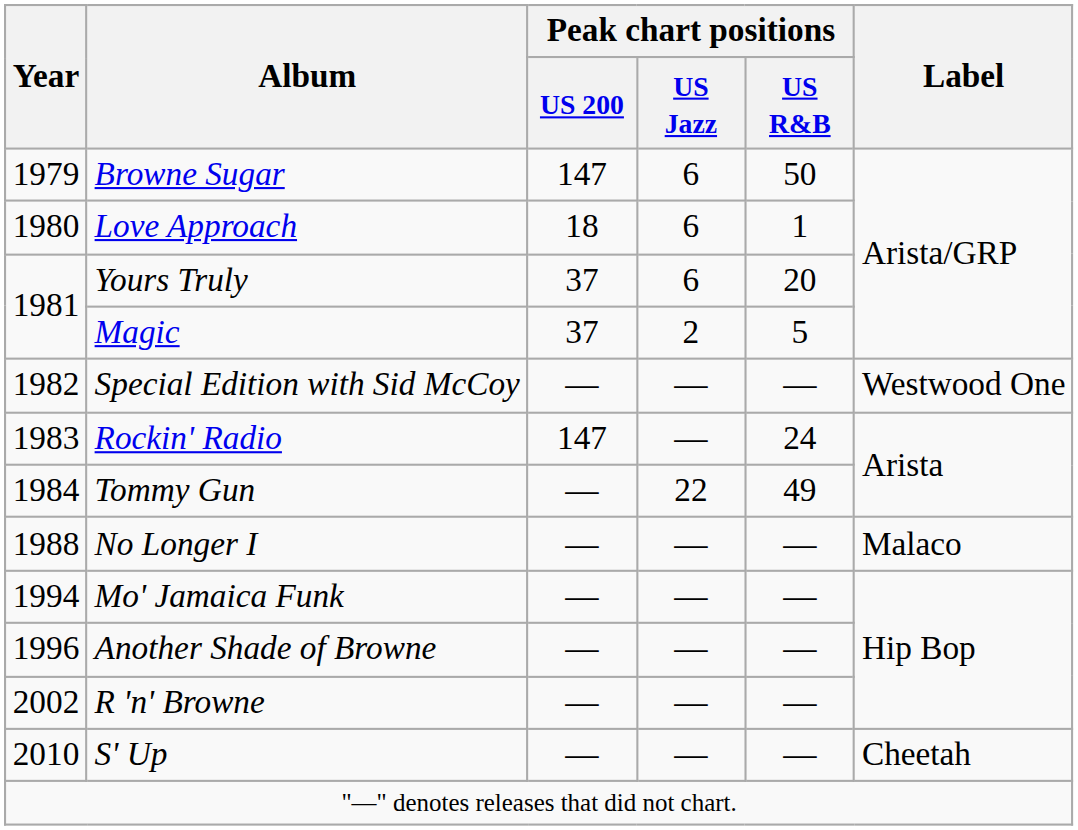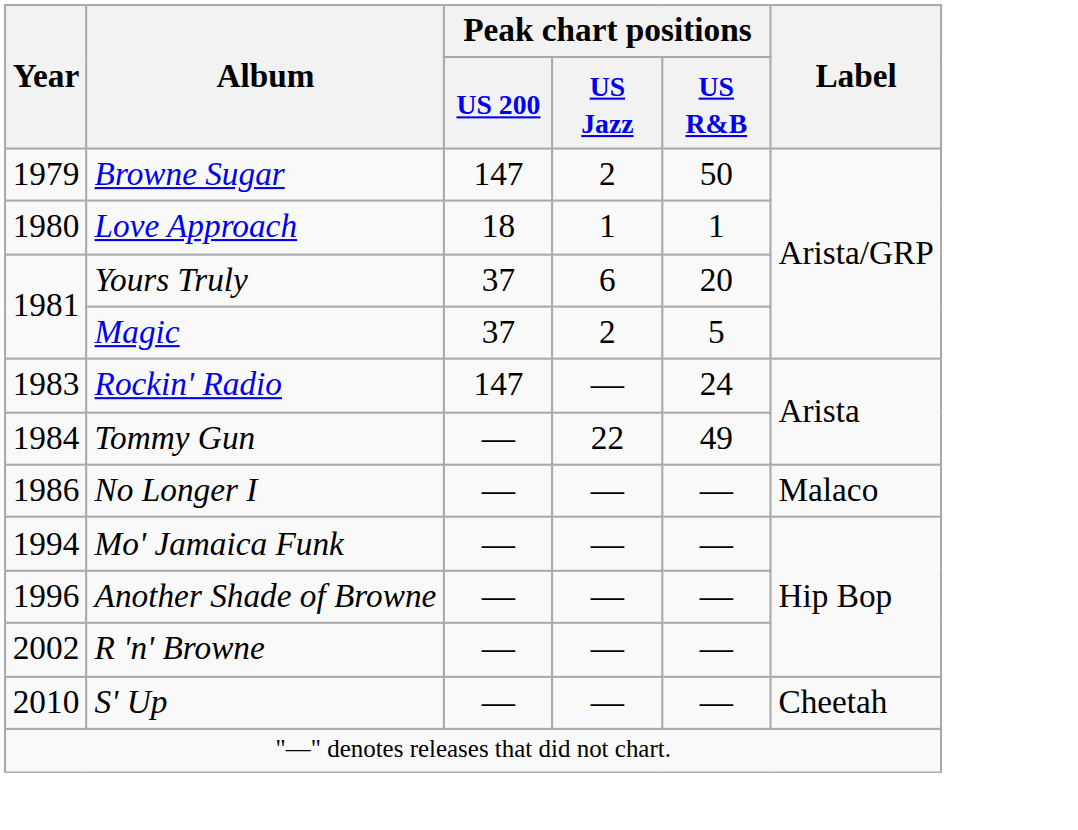(691, 173) 6 -> (607, 173) 2
(691, 226) 6 -> (607, 226) 1
- row: (307, 385)
(46, 543) 1988 -> (46, 490) 1986
